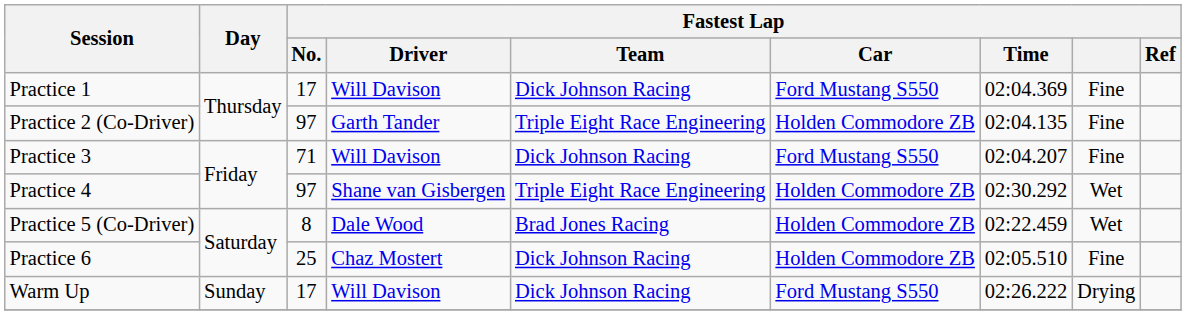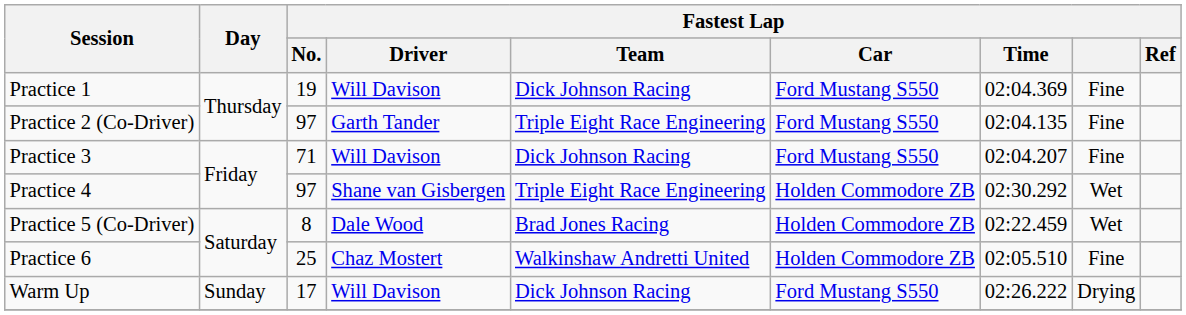(306, 88) 17 -> (306, 88) 19
(875, 122) Holden Commodore ZB -> (857, 122) Ford Mustang S550
(603, 258) Dick Johnson Racing -> (632, 258) Walkinshaw Andretti United
